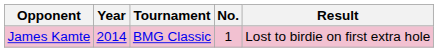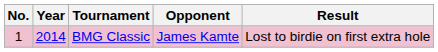columns swapped: (228, 15) <-> (49, 15)
